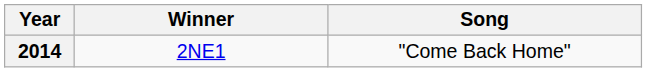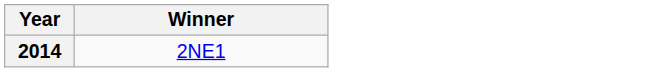- column: (485, 19)
